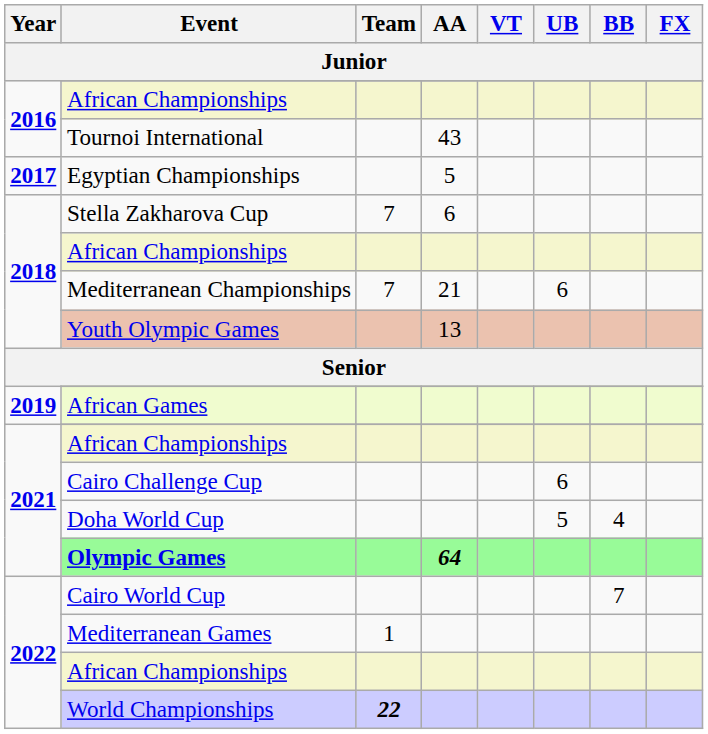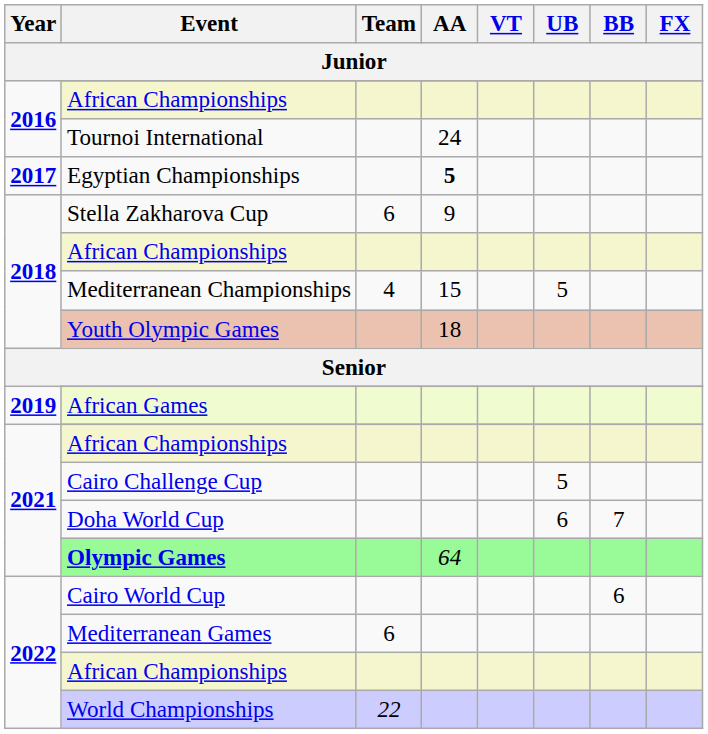(450, 138) 43 -> (450, 138) 24
(450, 176) normal -> (450, 176) bold
(389, 214) 7 -> (389, 214) 6
(450, 214) 6 -> (450, 214) 9
(389, 290) 7 -> (389, 290) 4
(450, 290) 21 -> (450, 290) 15
(562, 290) 6 -> (562, 290) 5
(450, 328) 13 -> (450, 328) 18
(562, 480) 6 -> (562, 480) 5
(562, 518) 5 -> (562, 518) 6
(619, 518) 4 -> (619, 518) 7
(450, 557) bold -> (450, 557) normal
(619, 595) 7 -> (619, 595) 6
(389, 633) 1 -> (389, 633) 6
(389, 709) bold -> (389, 709) normal
